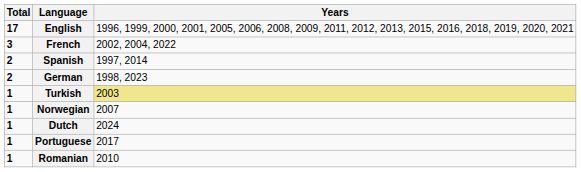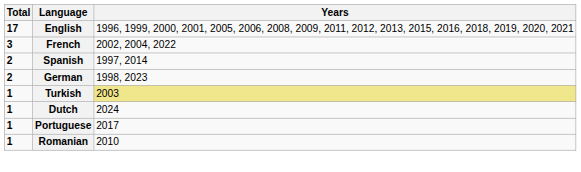- row: (63, 110)
